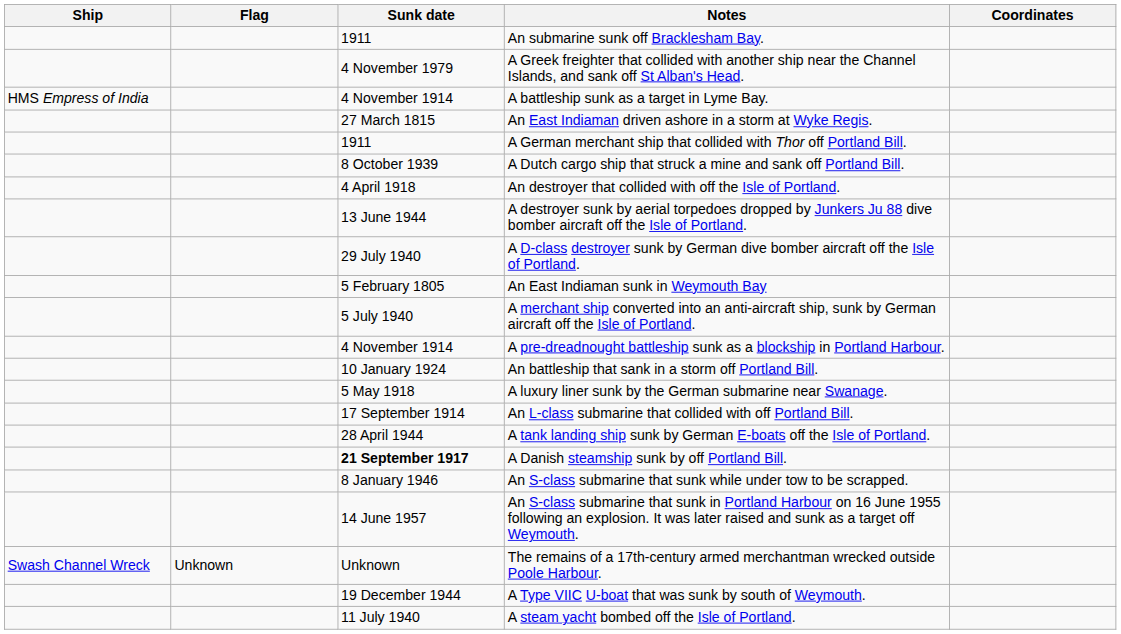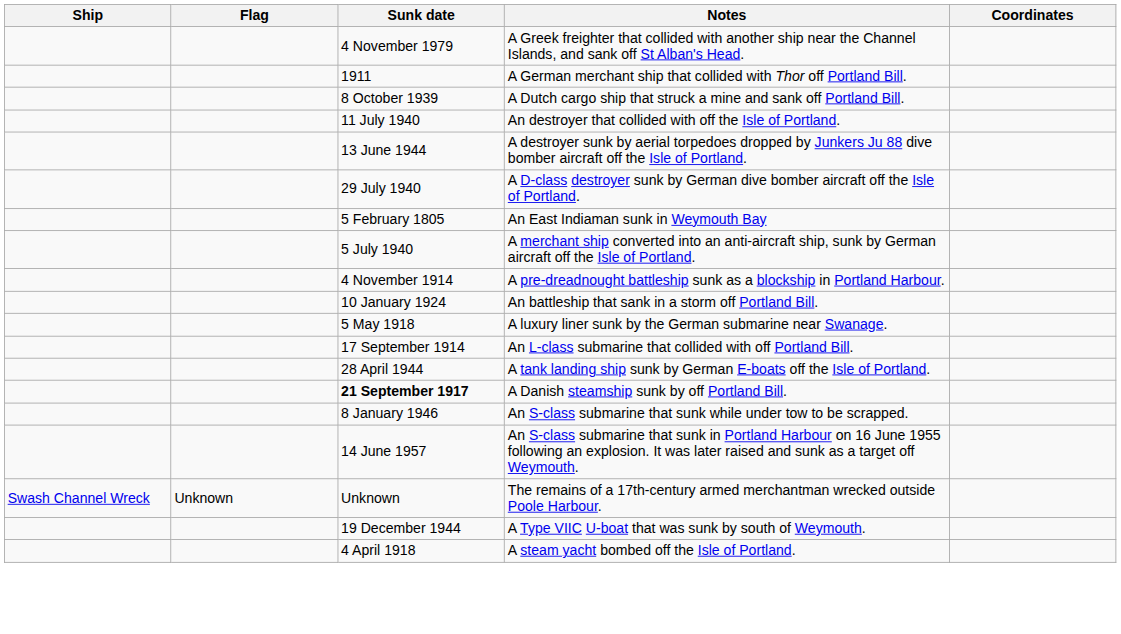- row: (636, 37)
- row: (638, 98)
- row: (690, 120)
(378, 187) 4 April 1918 -> (380, 120) 11 July 1940
(380, 617) 11 July 1940 -> (378, 550) 4 April 1918
